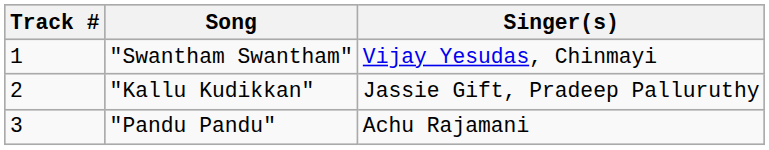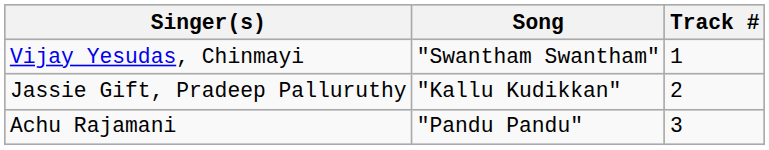columns swapped: (55, 22) <-> (561, 22)
